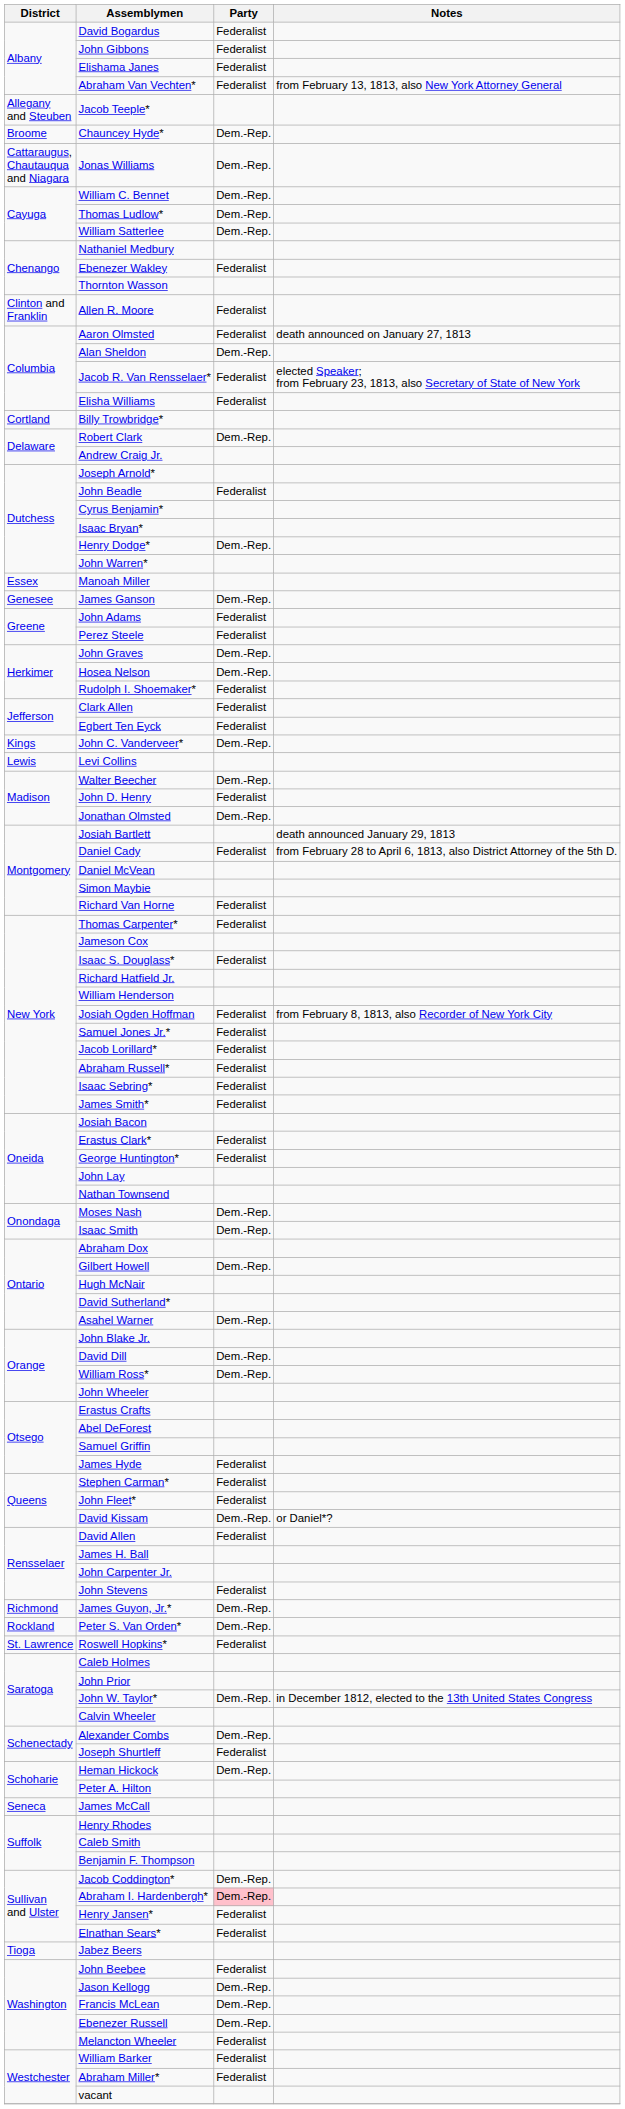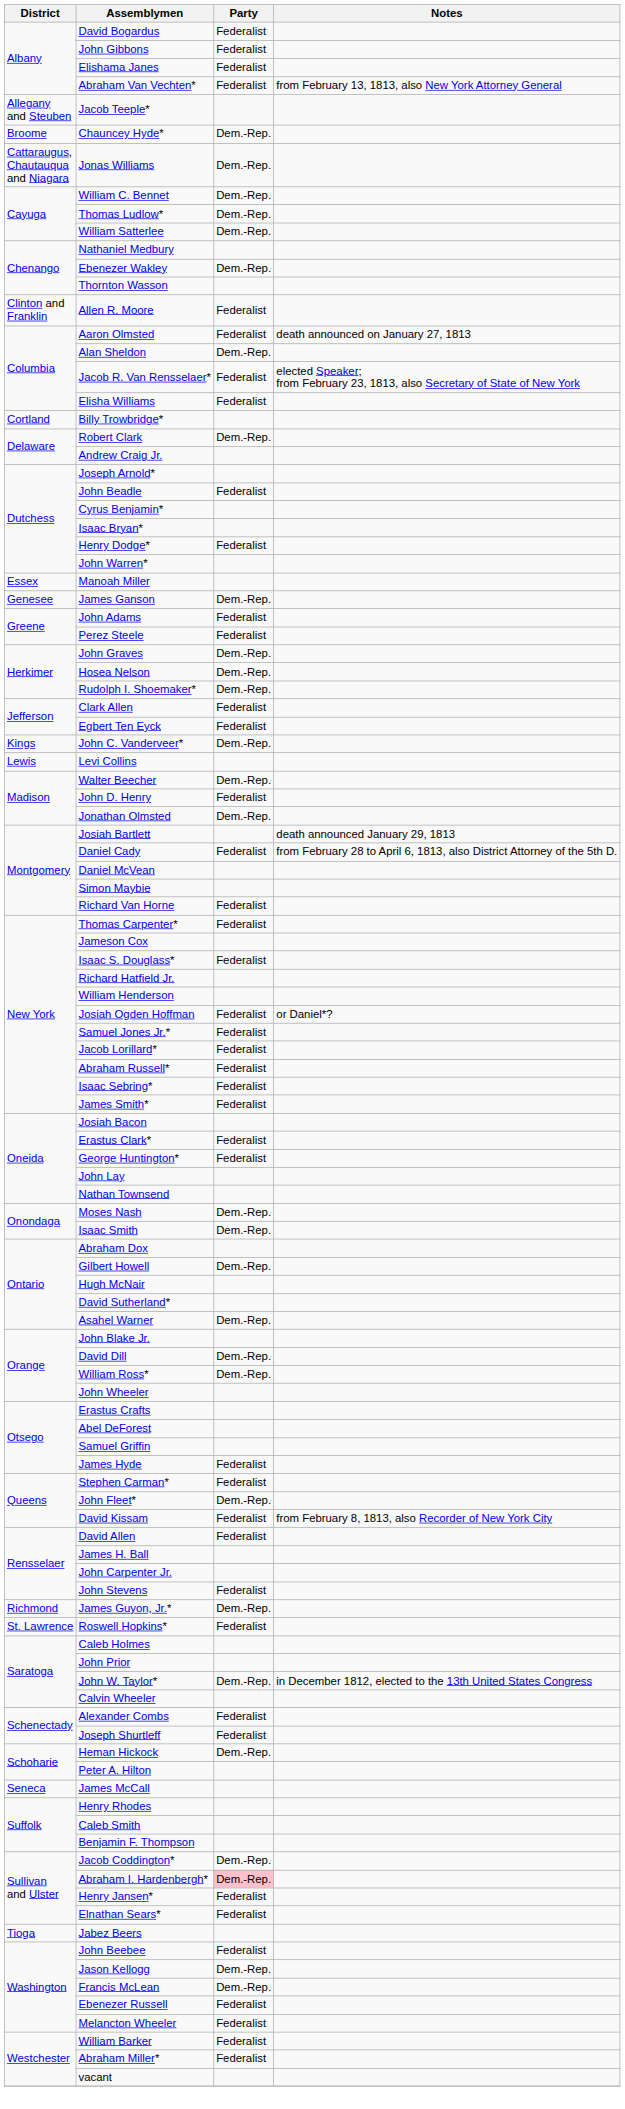(241, 268) Federalist -> (244, 268) Dem.-Rep.
(244, 545) Dem.-Rep. -> (241, 545) Federalist
(241, 689) Federalist -> (244, 689) Dem.-Rep.
(414, 1014) from February 8, 1813, also Recorder of New York City -> (304, 1014) or Daniel*?
(241, 1500) Federalist -> (244, 1500) Dem.-Rep.
(244, 1518) Dem.-Rep. -> (241, 1518) Federalist
(304, 1518) or Daniel*? -> (414, 1518) from February 8, 1813, also Recorder of New York City
- row: (130, 1626)
(244, 1734) Dem.-Rep. -> (241, 1716) Federalist
(244, 2023) Dem.-Rep. -> (241, 2005) Federalist
